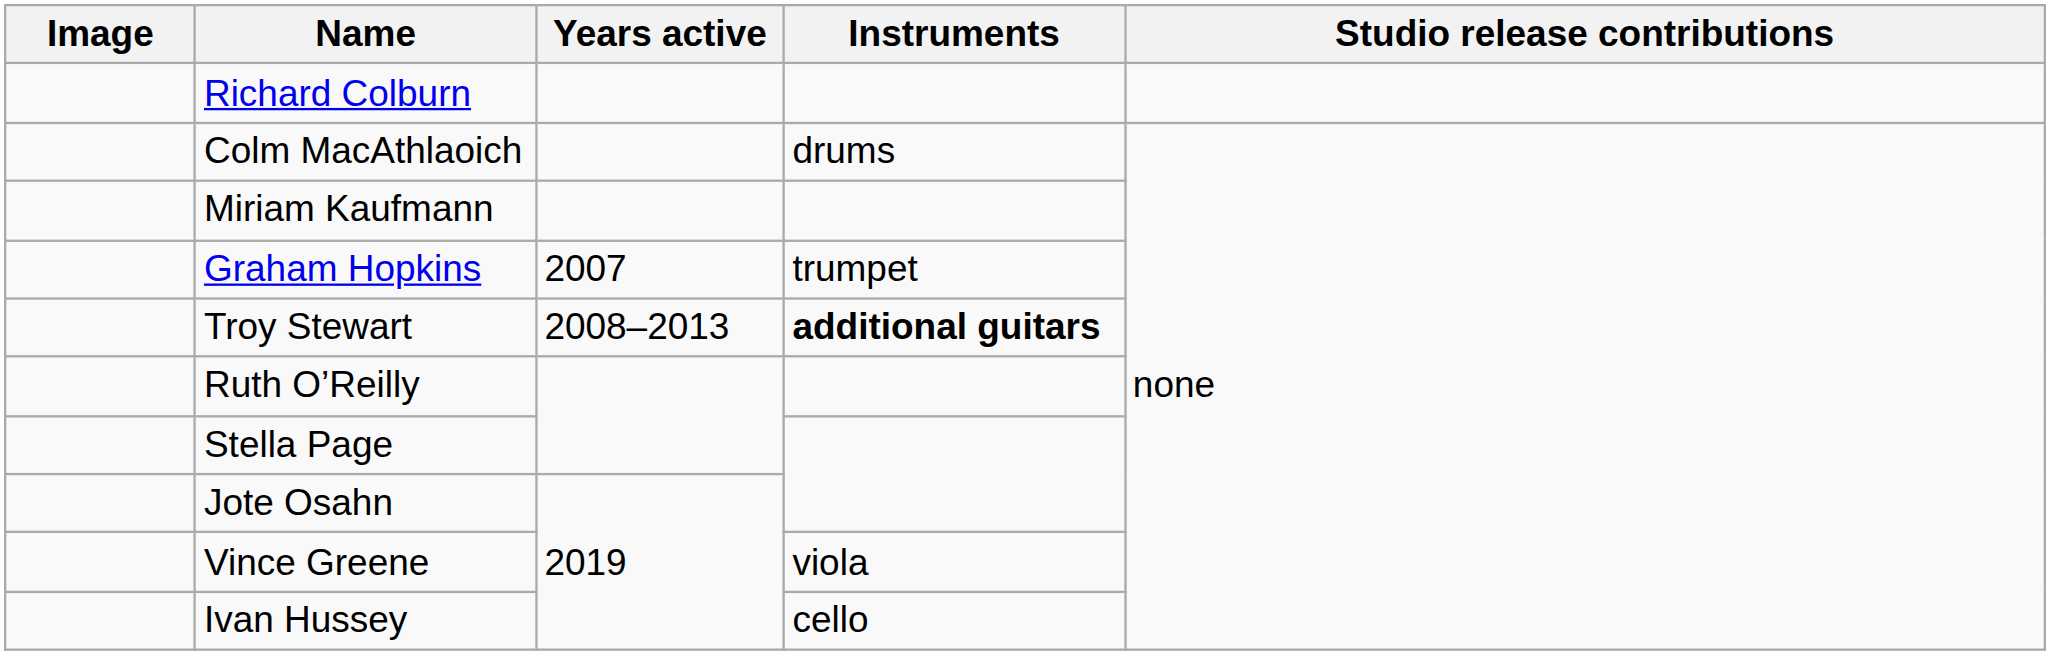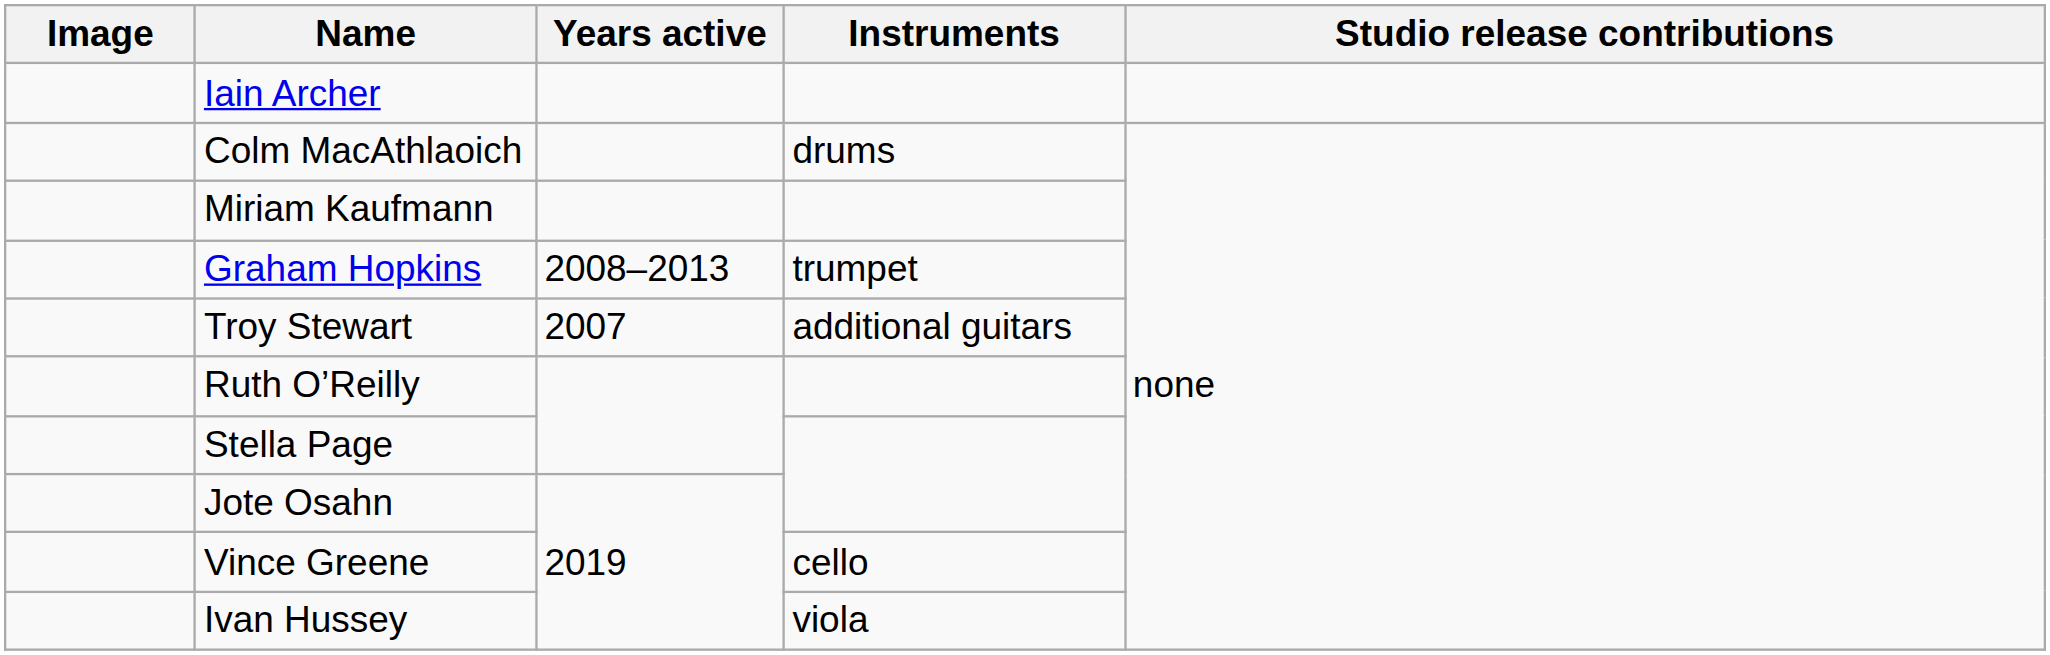- row: (337, 92)
+ row: (292, 92)
(586, 268) 2007 -> (637, 268) 2008–2013
(637, 326) 2008–2013 -> (586, 326) 2007
(946, 326) bold -> (932, 326) normal
(830, 561) viola -> (830, 561) cello
(830, 619) cello -> (830, 619) viola
